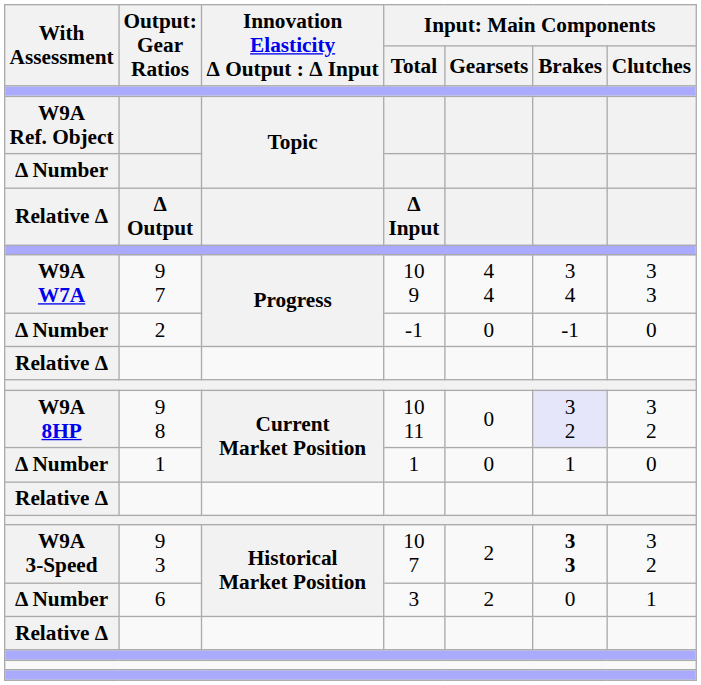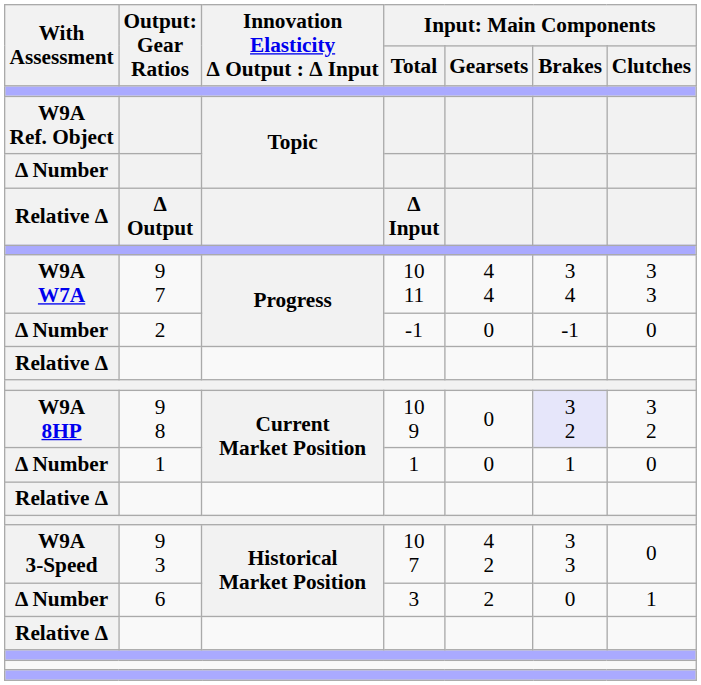(414, 283) 10 9 -> (414, 283) 10 11
(414, 418) 10 11 -> (414, 418) 10 9
(489, 553) 2 -> (489, 553) 4 2
(570, 553) bold -> (570, 553) normal
(651, 553) 3 2 -> (651, 553) 0
